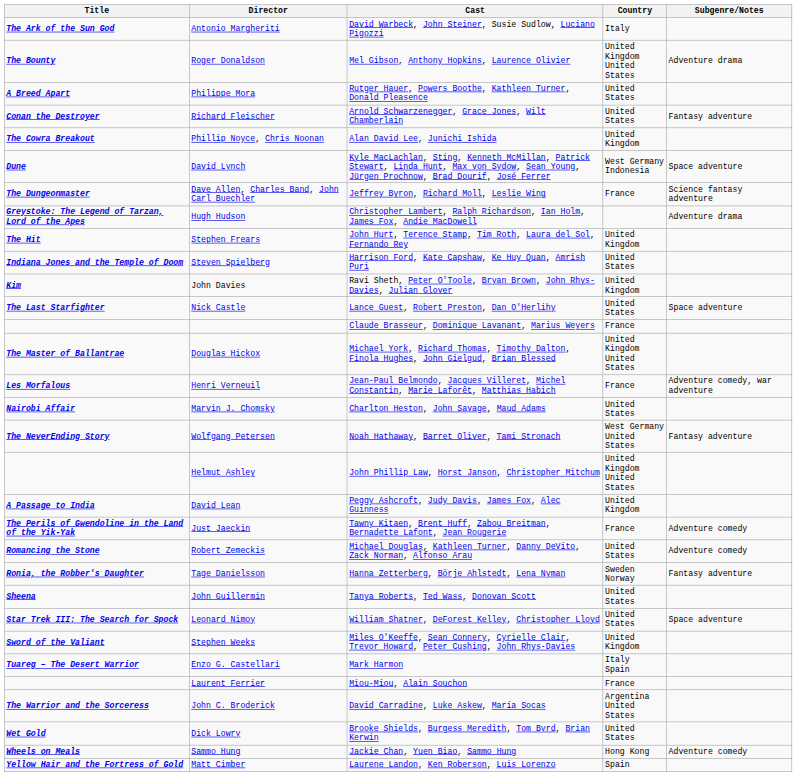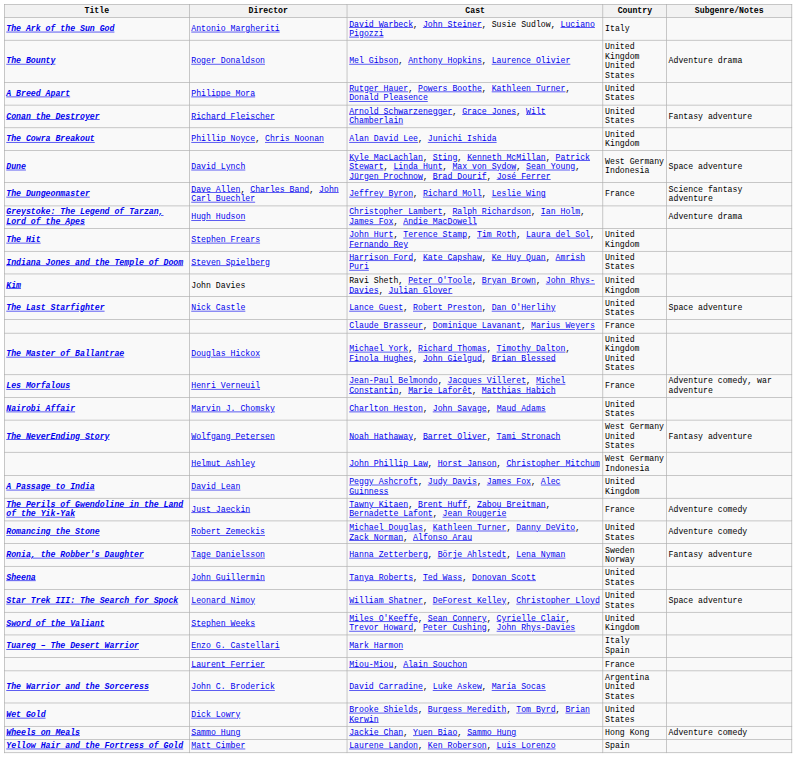(622, 473) United Kingdom United States -> (635, 464) West Germany Indonesia
